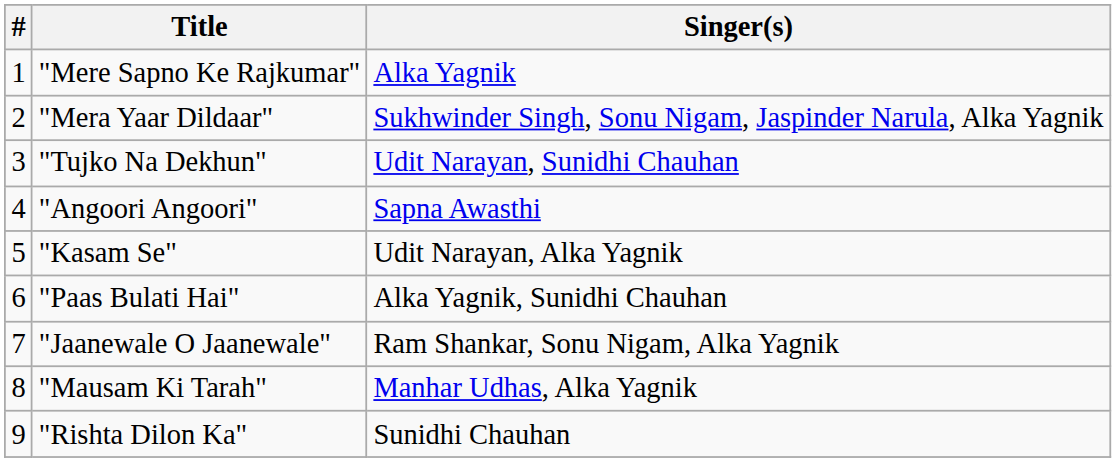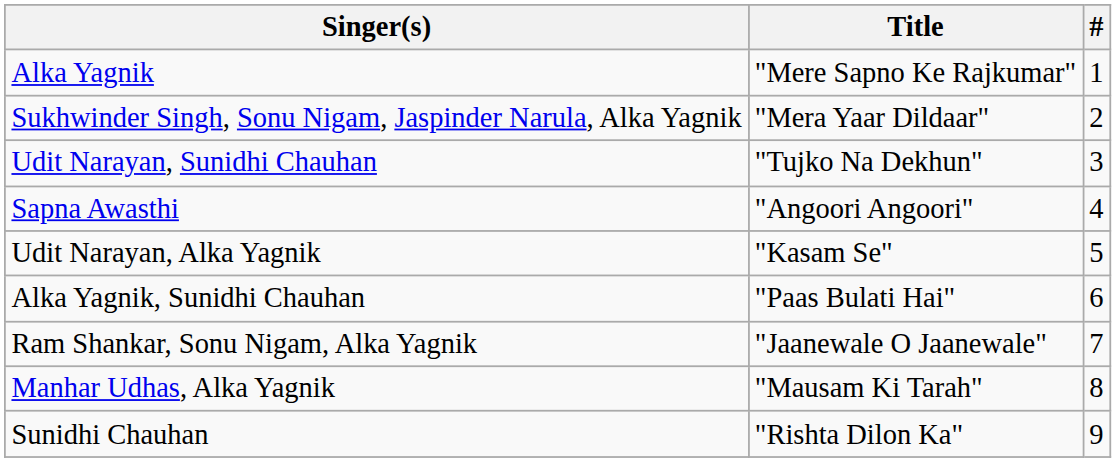columns swapped: (19, 27) <-> (738, 27)
